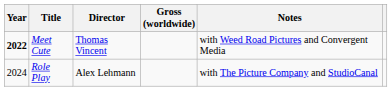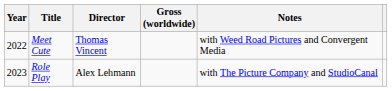(17, 45) bold -> (17, 45) normal
(17, 72) 2024 -> (17, 72) 2023
